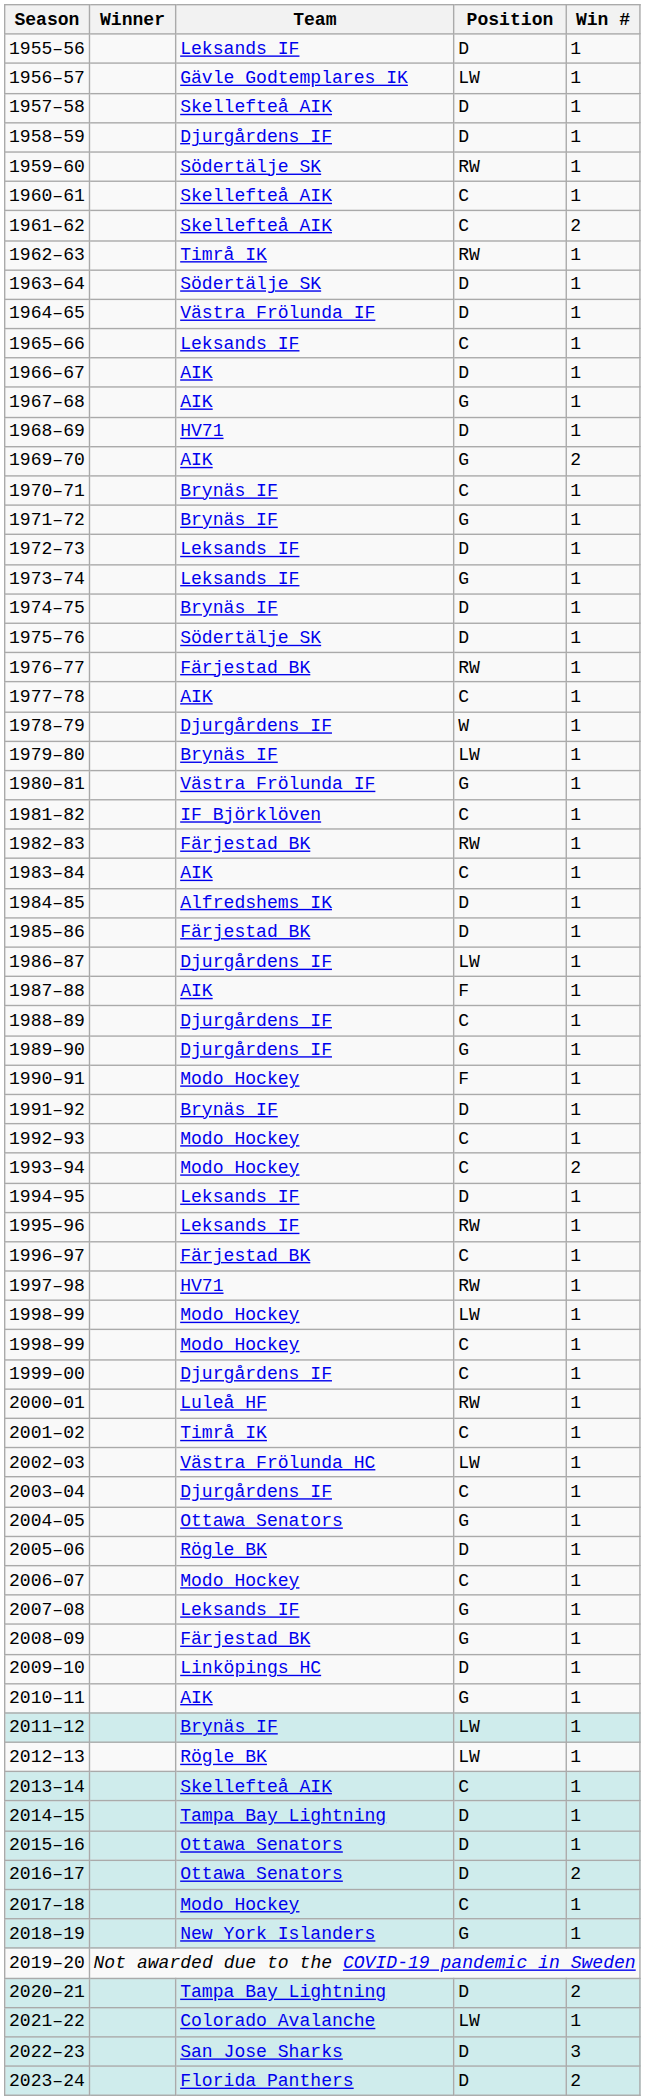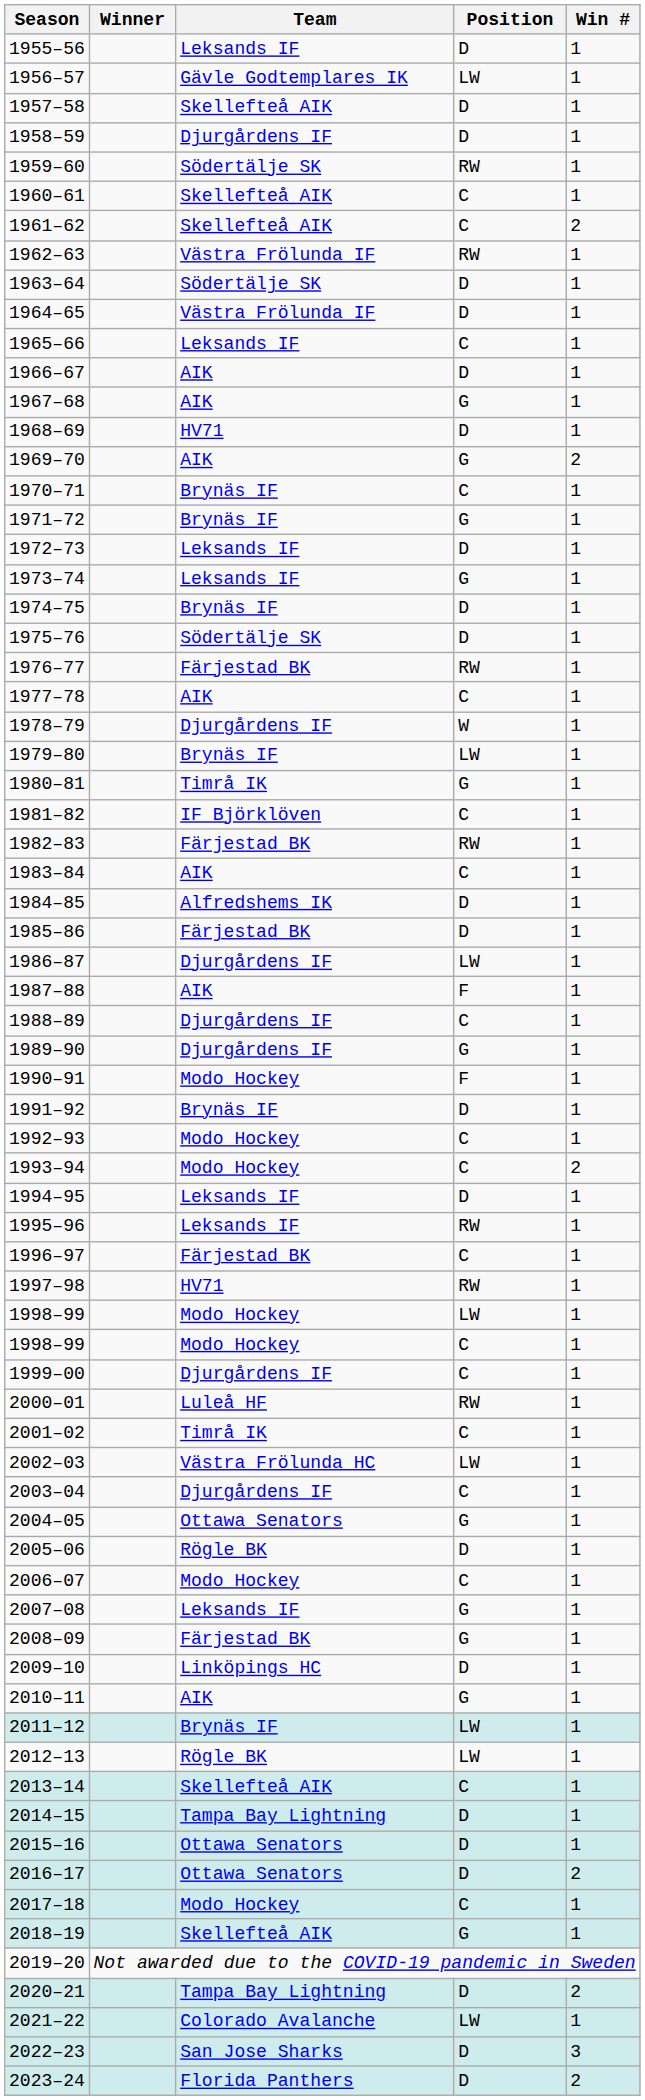(224, 255) Timrå IK -> (278, 255) Västra Frölunda IF
(278, 785) Västra Frölunda IF -> (224, 785) Timrå IK
(278, 1934) New York Islanders -> (256, 1934) Skellefteå AIK
